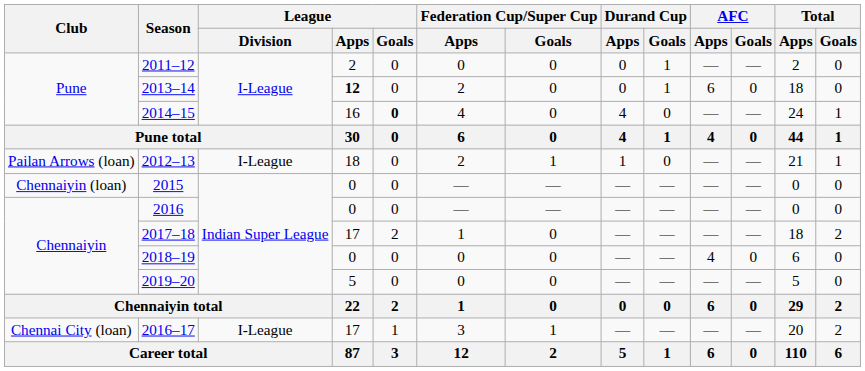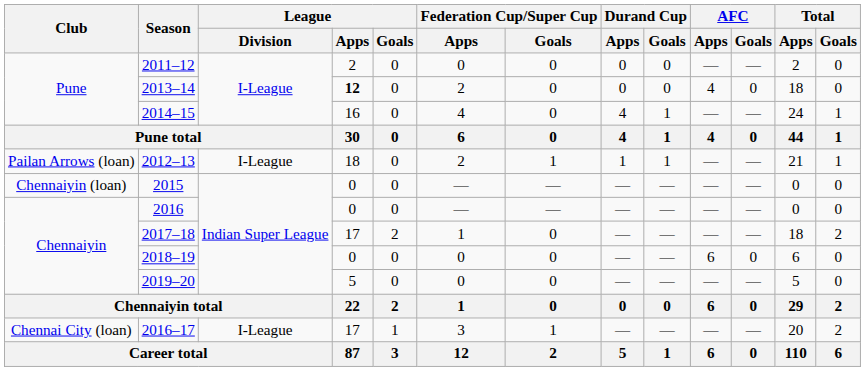(667, 64) 1 -> (667, 64) 0
(667, 88) 1 -> (667, 88) 0
(711, 88) 6 -> (711, 88) 4
(395, 112) bold -> (395, 112) normal
(667, 112) 0 -> (667, 112) 1
(667, 161) 0 -> (667, 161) 1
(711, 257) 4 -> (711, 257) 6
